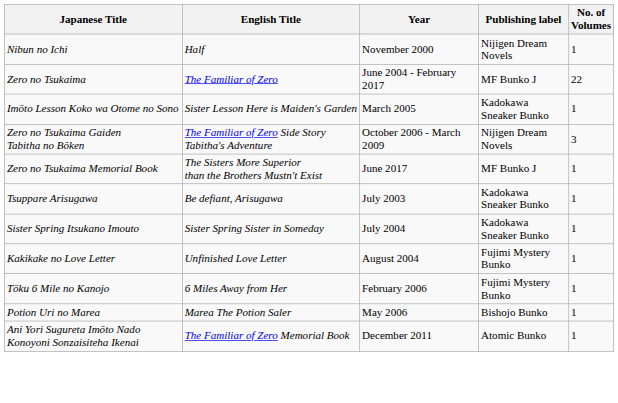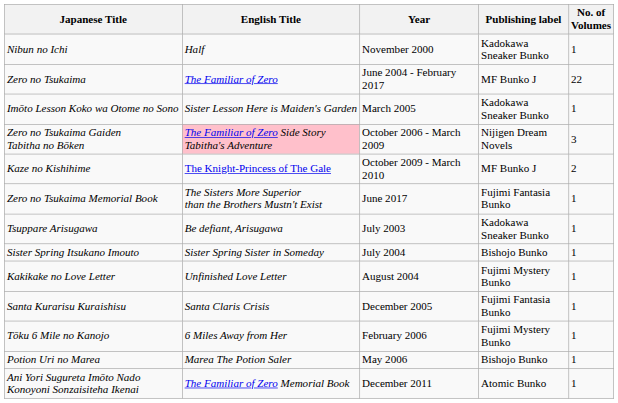(514, 49) Nijigen Dream Novels -> (515, 49) Kadokawa Sneaker Bunko
(255, 139) no background -> (255, 139) pink background
+ row: (49, 169)
(509, 169) MF Bunko J -> (516, 199) Fujimi Fantasia Bunko
(515, 228) Kadokawa Sneaker Bunko -> (514, 252) Bishojo Bunko
+ row: (66, 306)
